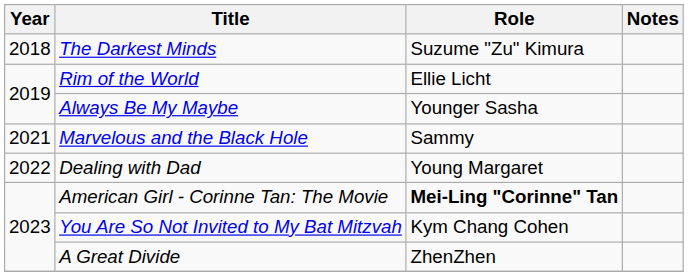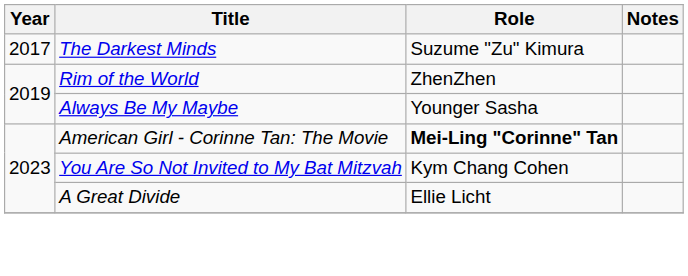(30, 49) 2018 -> (30, 49) 2017
(451, 78) Ellie Licht -> (453, 78) ZhenZhen
- row: (184, 138)
- row: (130, 167)
(453, 256) ZhenZhen -> (451, 197) Ellie Licht
